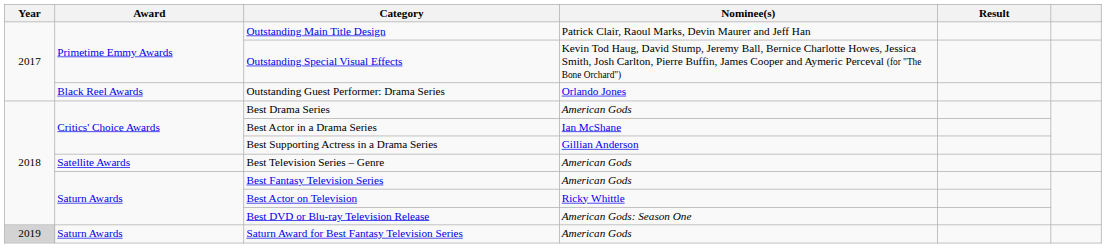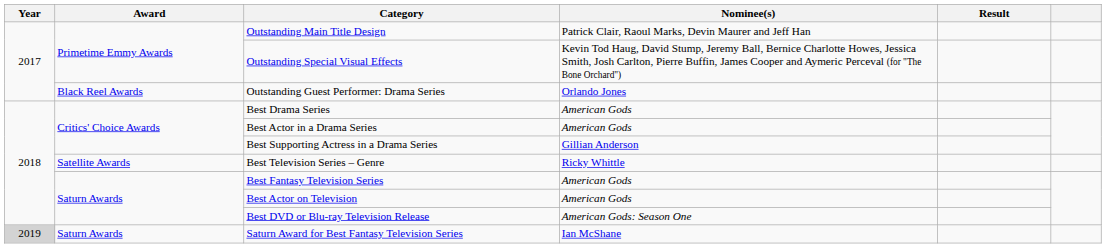(591, 127) Ian McShane -> (597, 127) American Gods
(597, 162) American Gods -> (593, 162) Ricky Whittle
(593, 198) Ricky Whittle -> (597, 198) American Gods
(597, 233) American Gods -> (591, 233) Ian McShane
